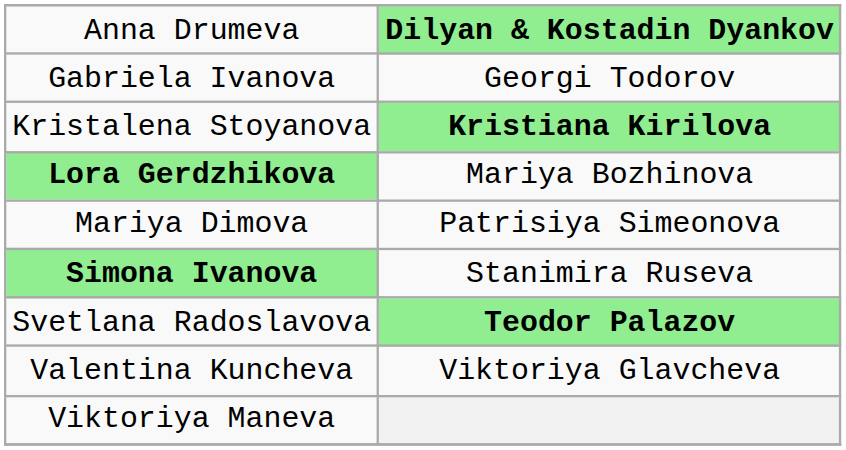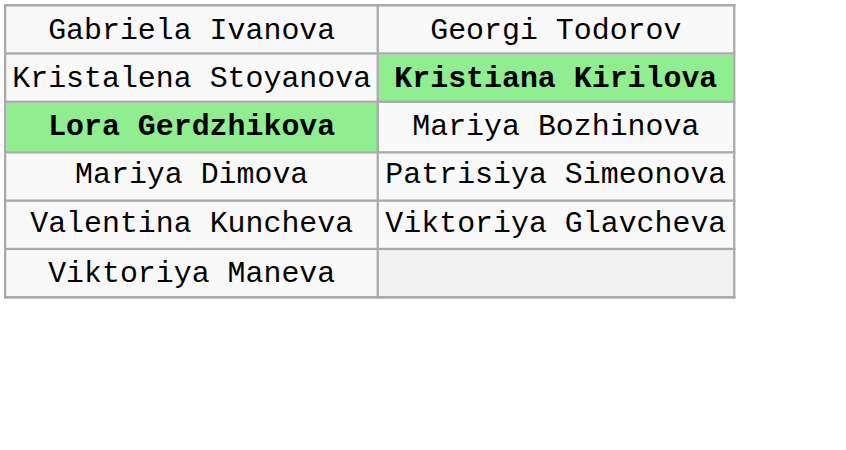- row: (192, 30)
- row: (192, 273)
- row: (192, 322)
